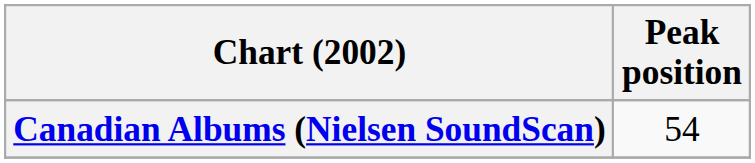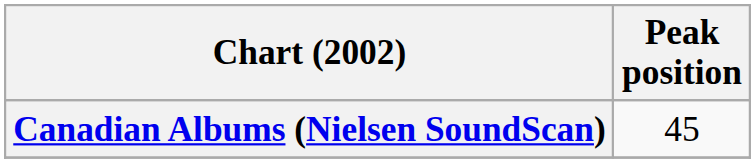(682, 128) 54 -> (682, 128) 45
